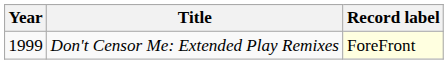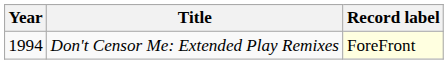(26, 45) 1999 -> (26, 45) 1994
